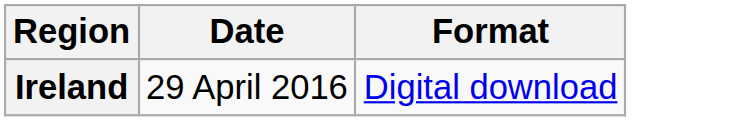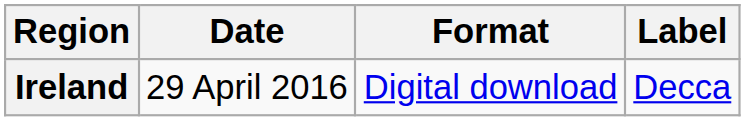+ column: (682, 31)
